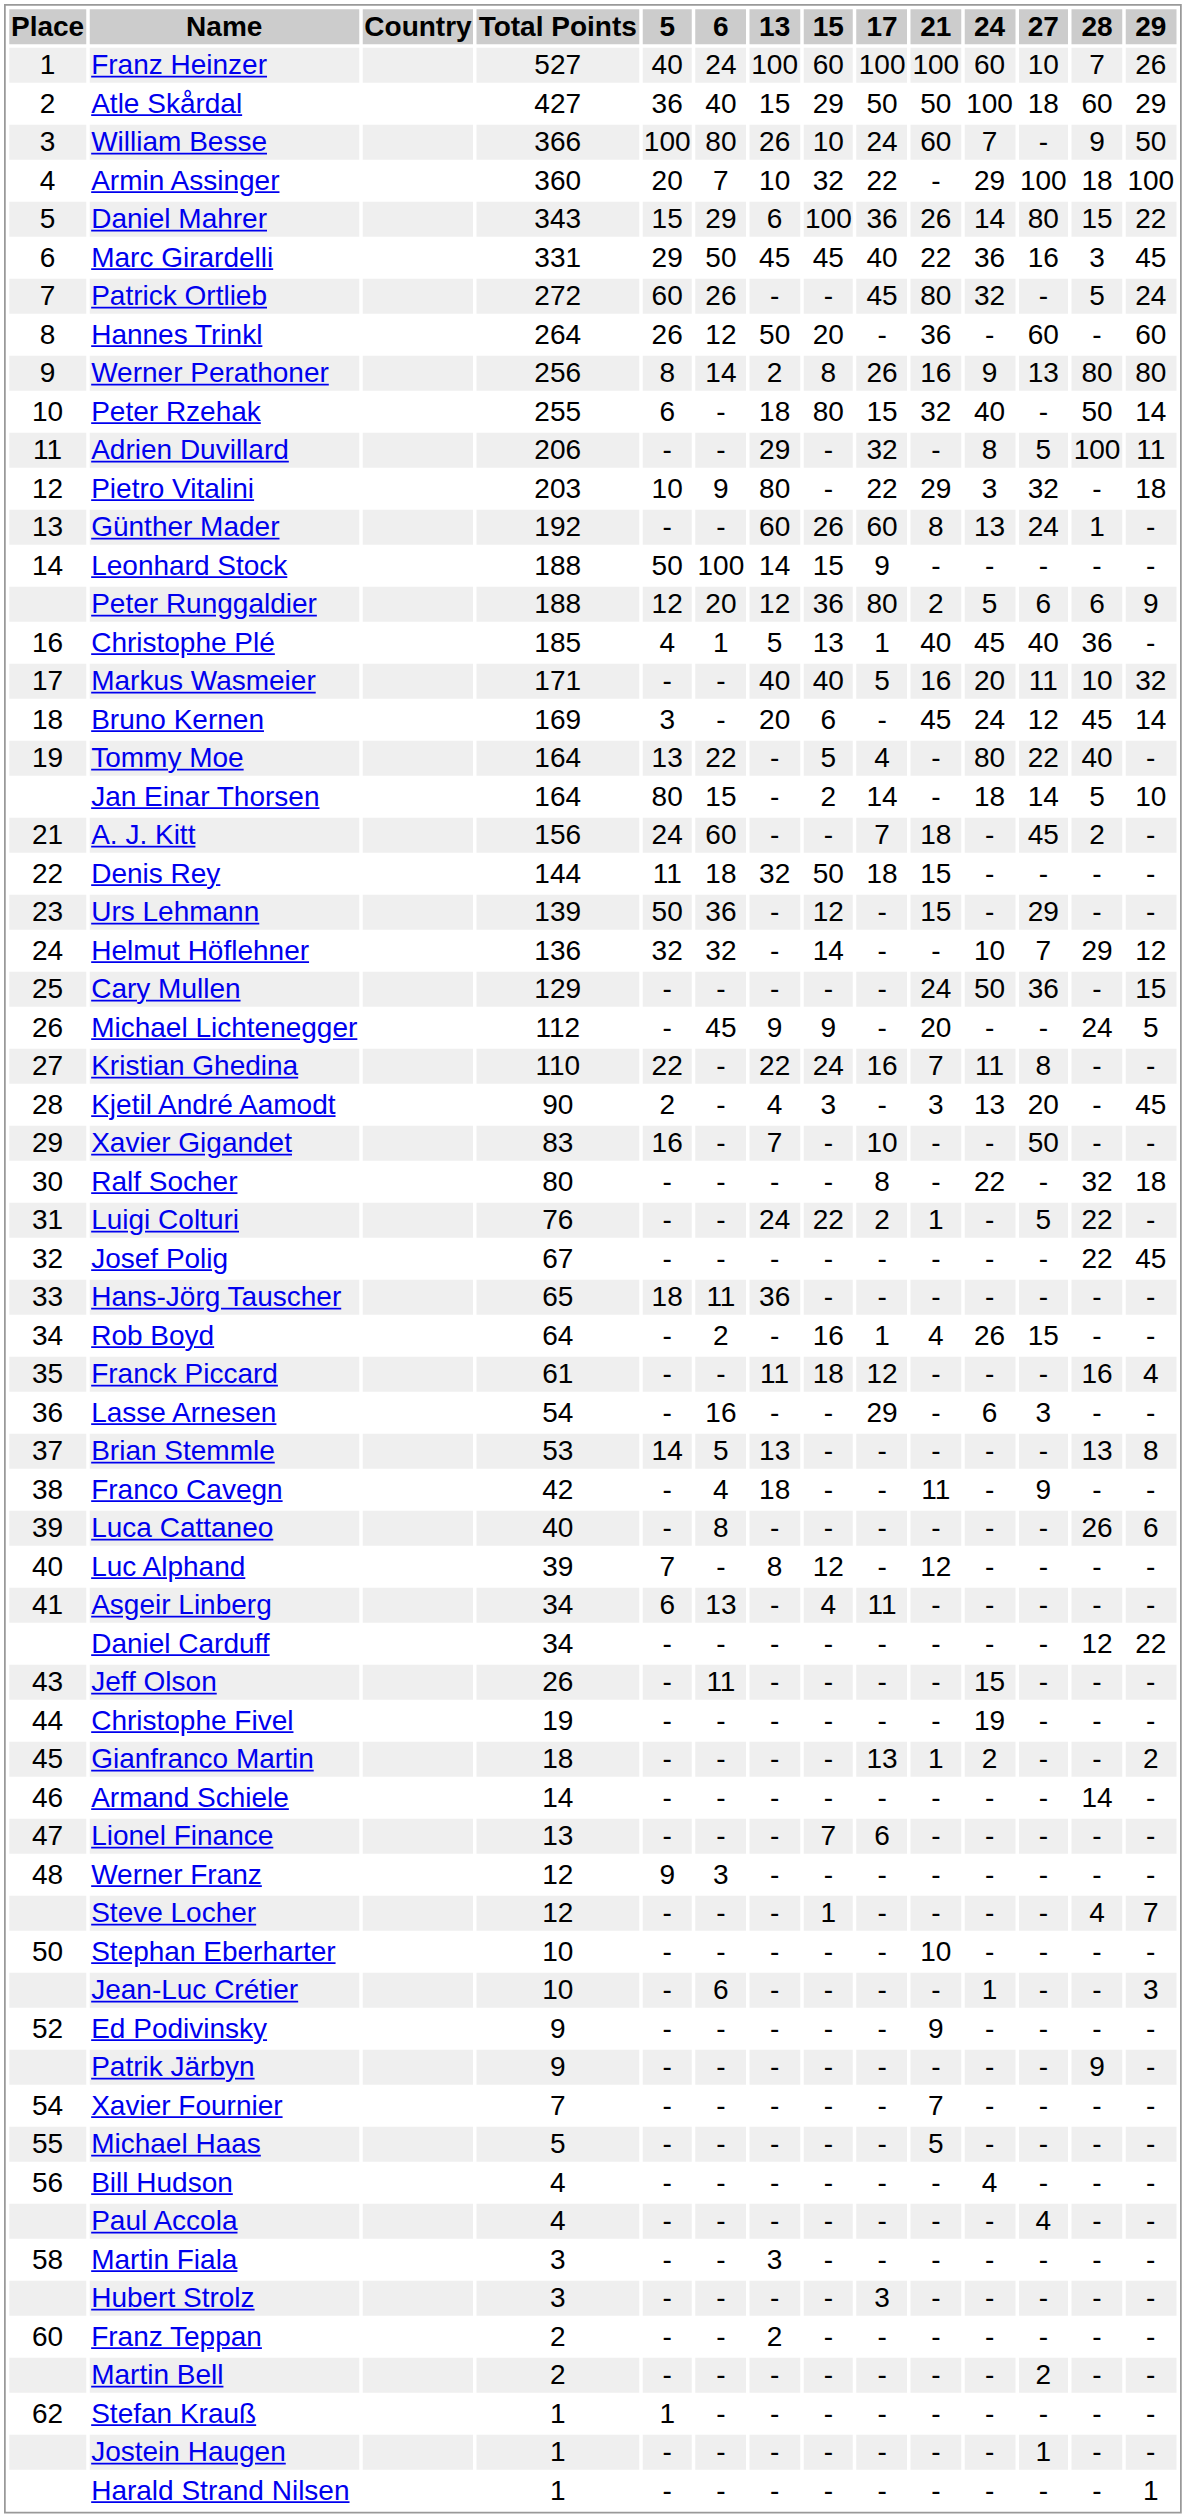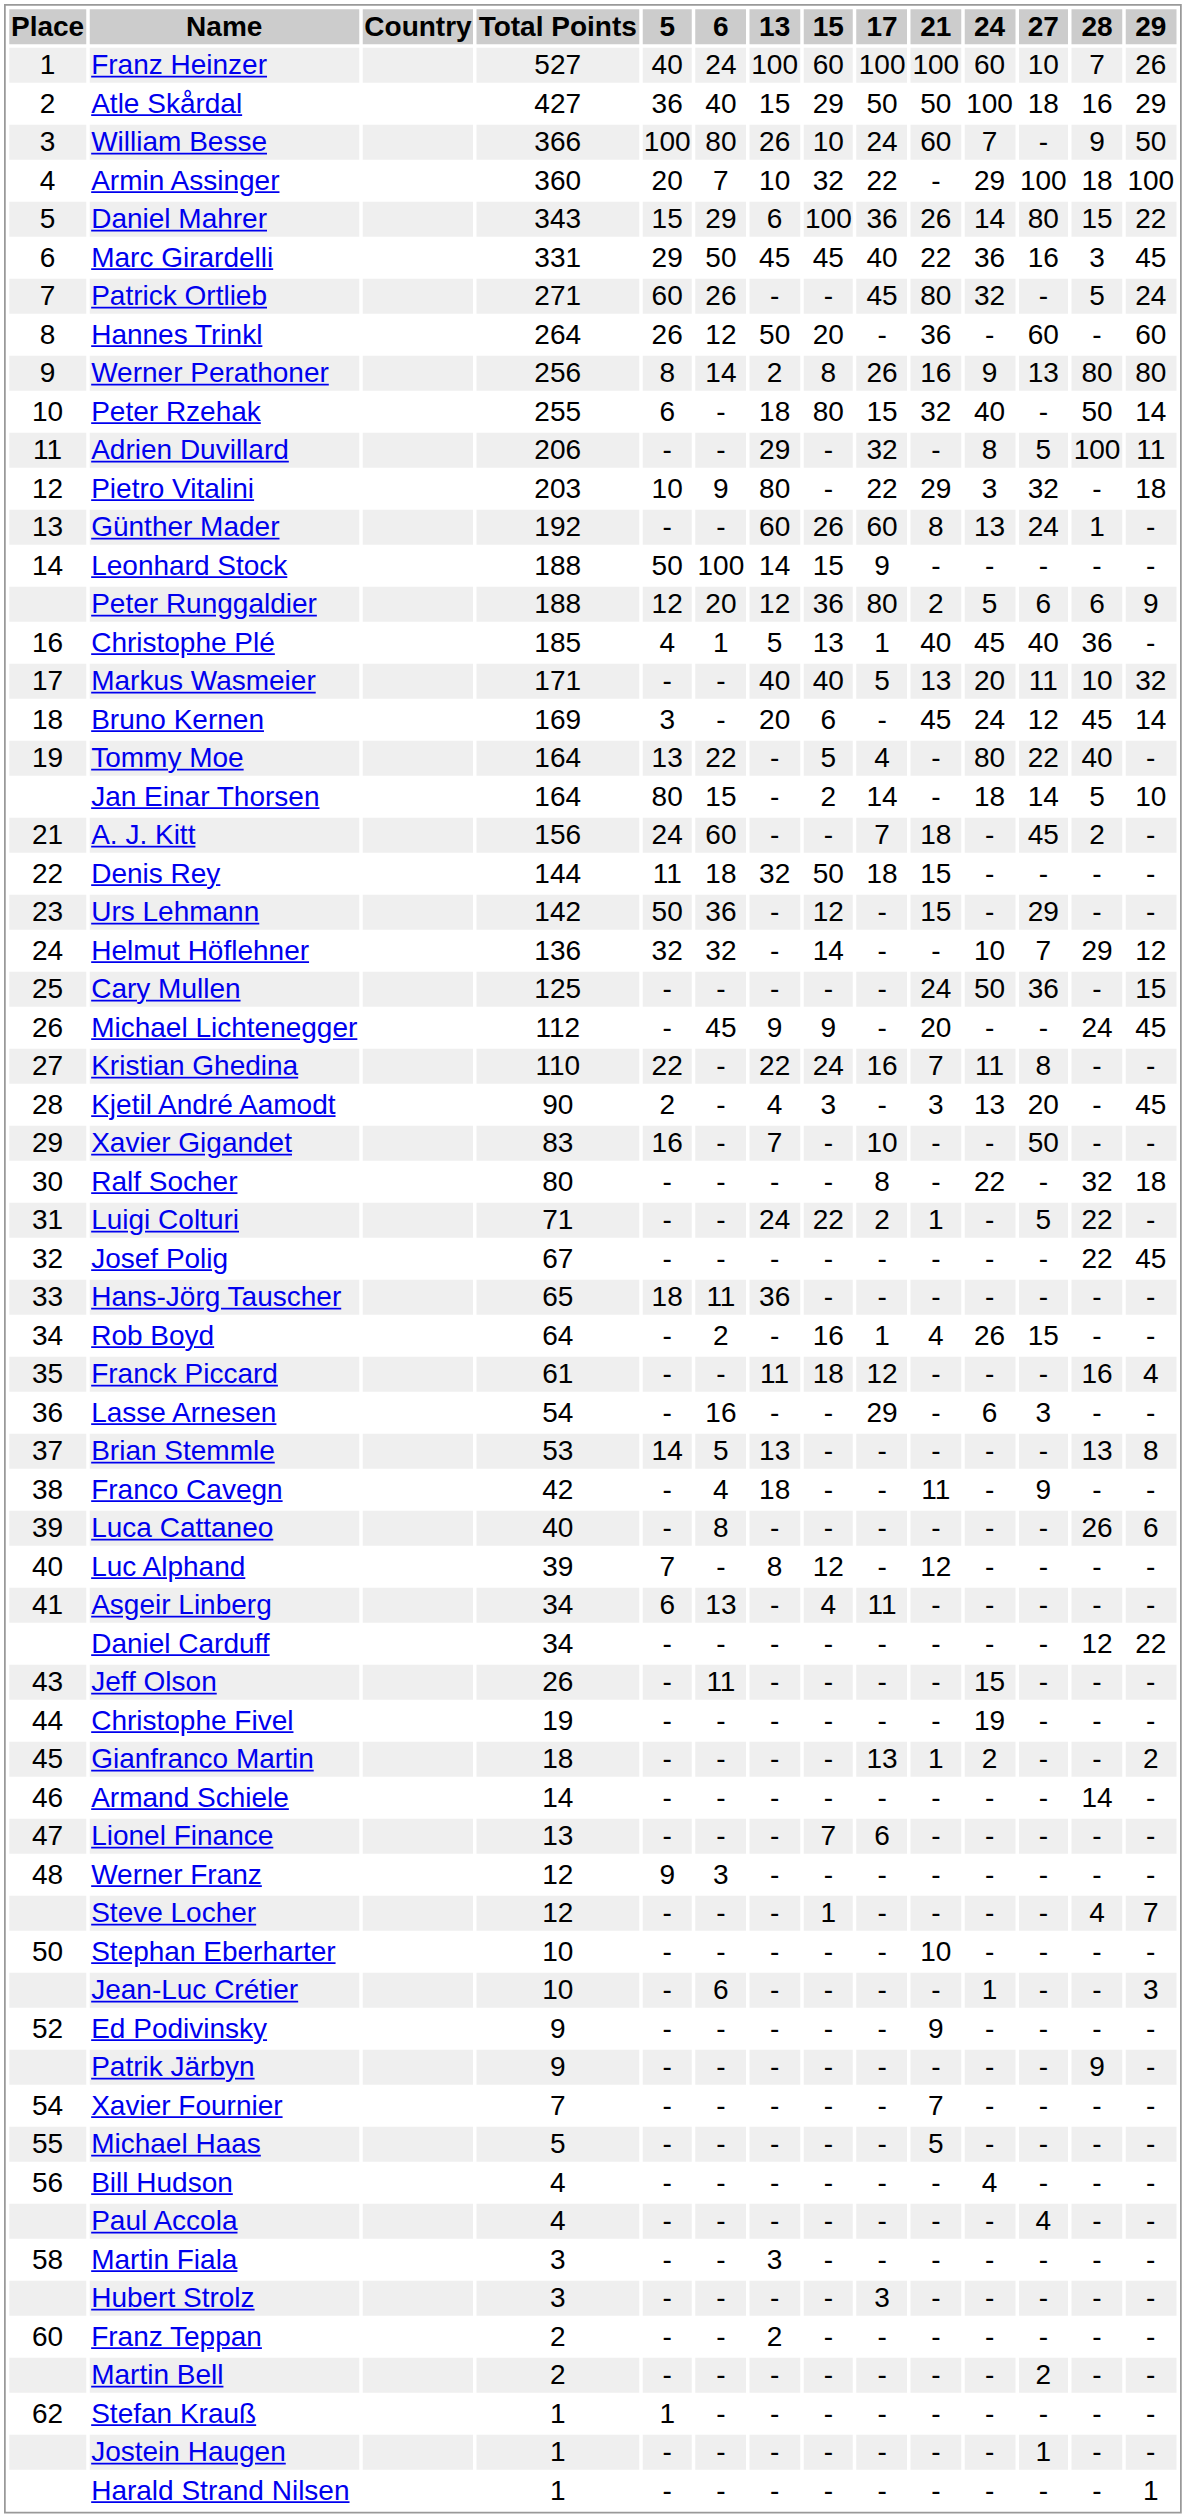(1097, 103) 60 -> (1097, 103) 16
(558, 295) 272 -> (558, 295) 271
(936, 680) 16 -> (936, 680) 13
(558, 911) 139 -> (558, 911) 142
(558, 988) 129 -> (558, 988) 125
(1151, 1027) 5 -> (1151, 1027) 45
(558, 1219) 76 -> (558, 1219) 71
